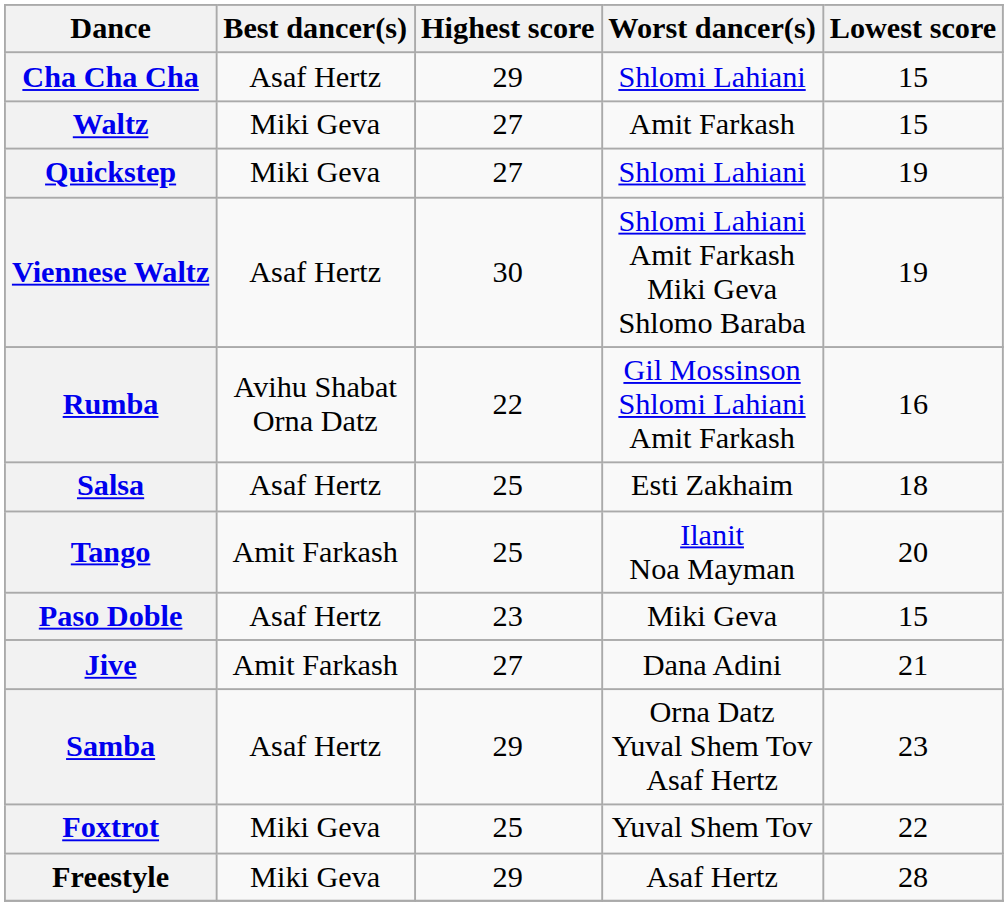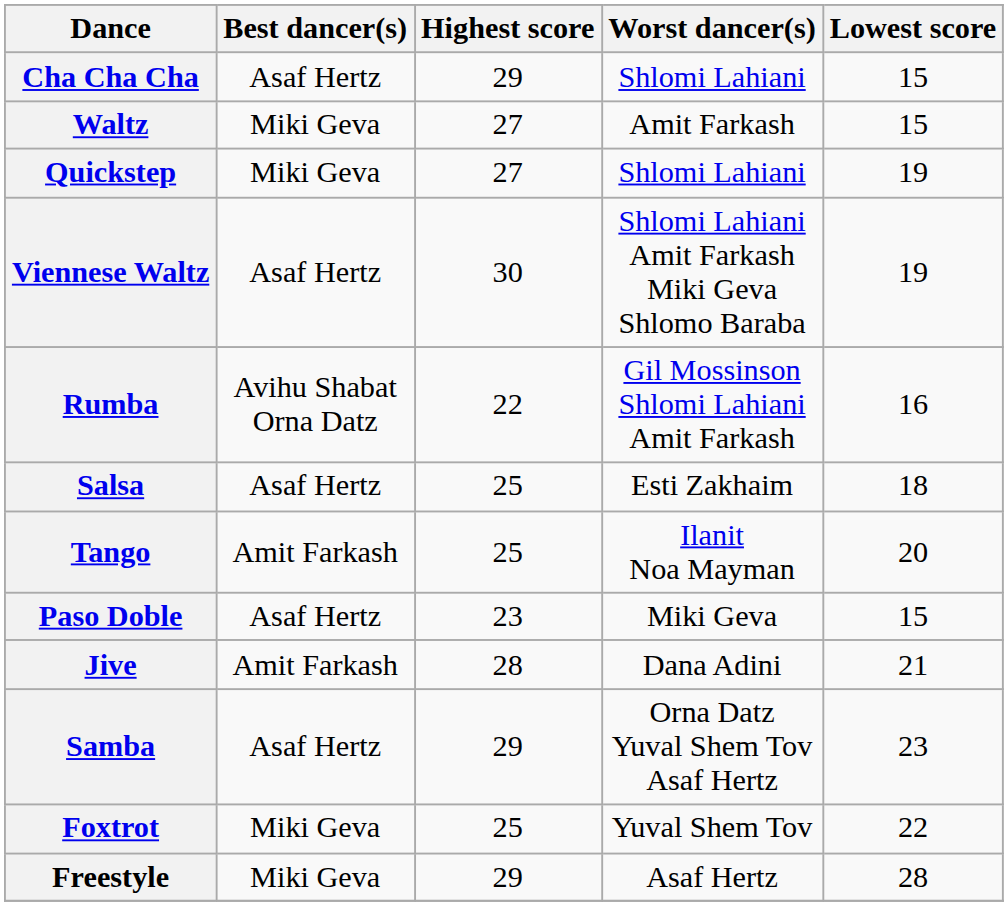(508, 664) 27 -> (508, 664) 28
